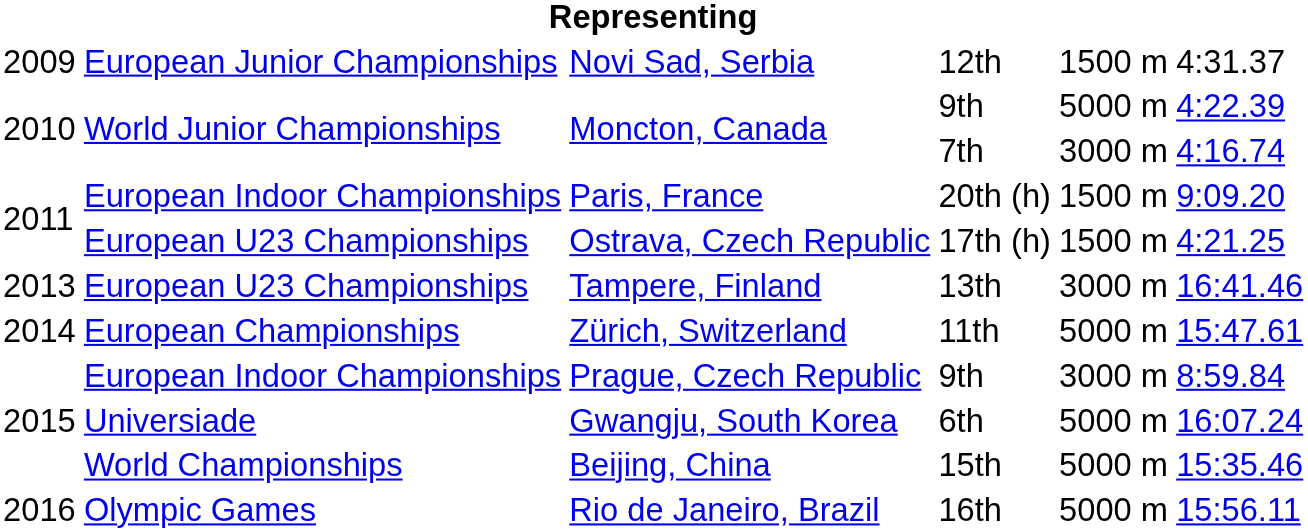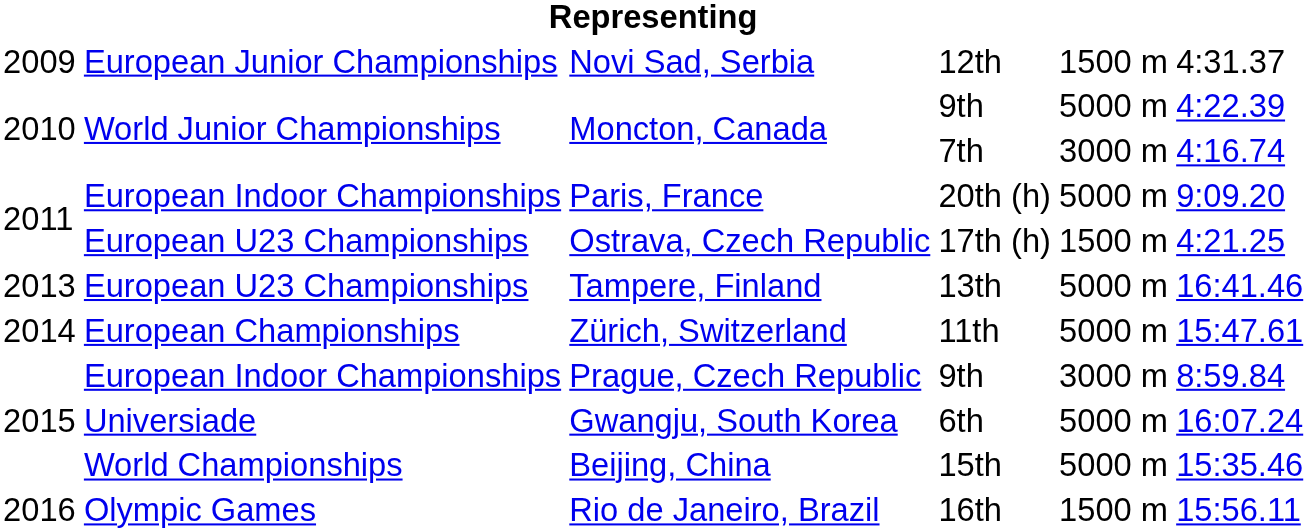(1114, 196) 1500 m -> (1114, 196) 5000 m
(1114, 286) 3000 m -> (1114, 286) 5000 m
(1114, 510) 5000 m -> (1114, 510) 1500 m
